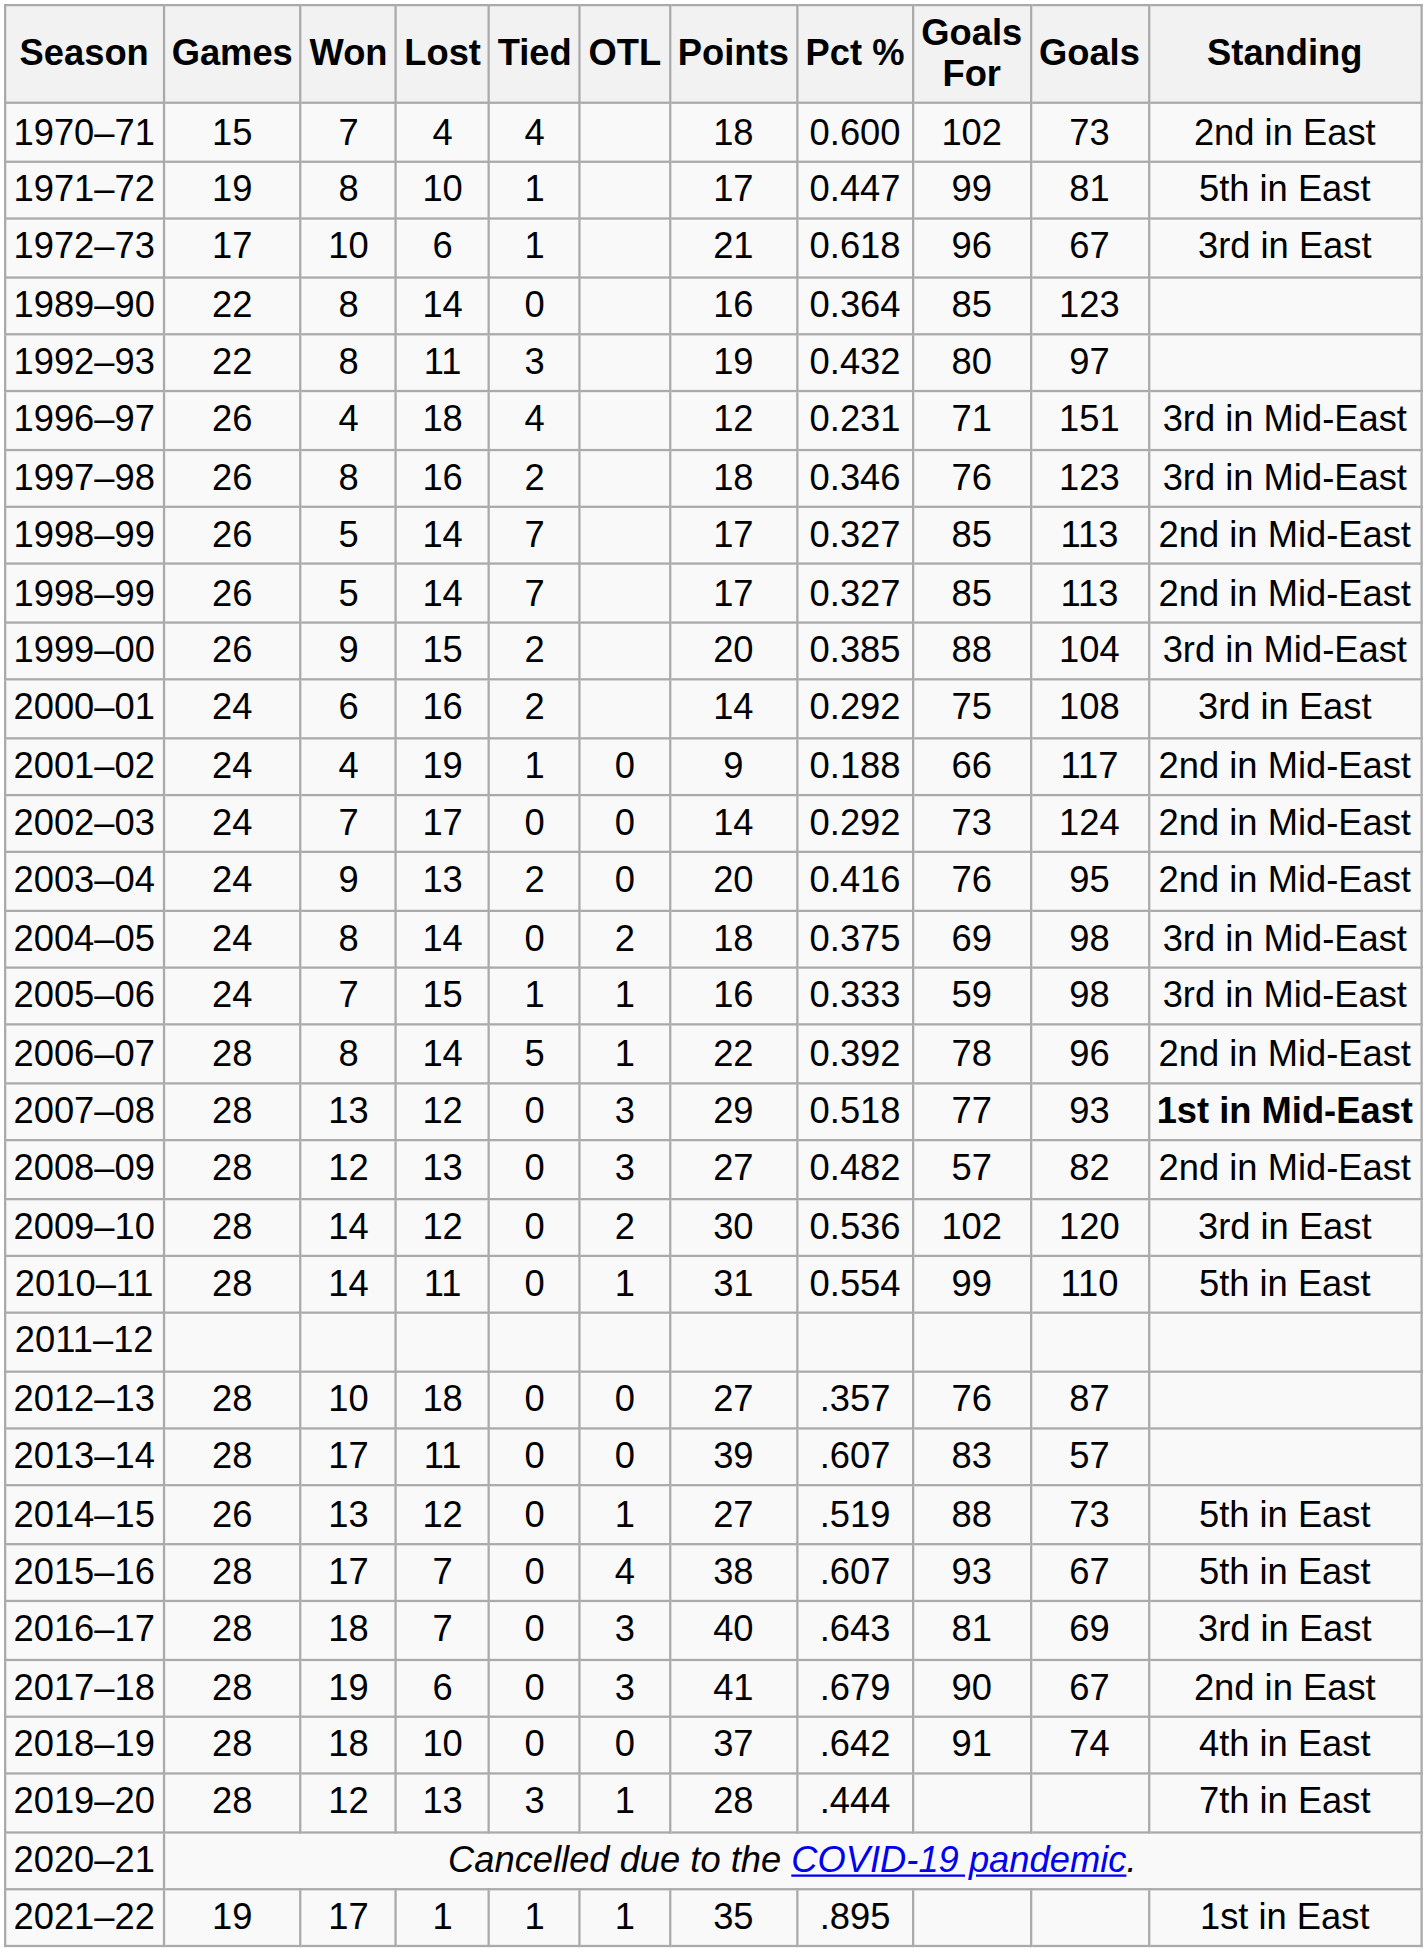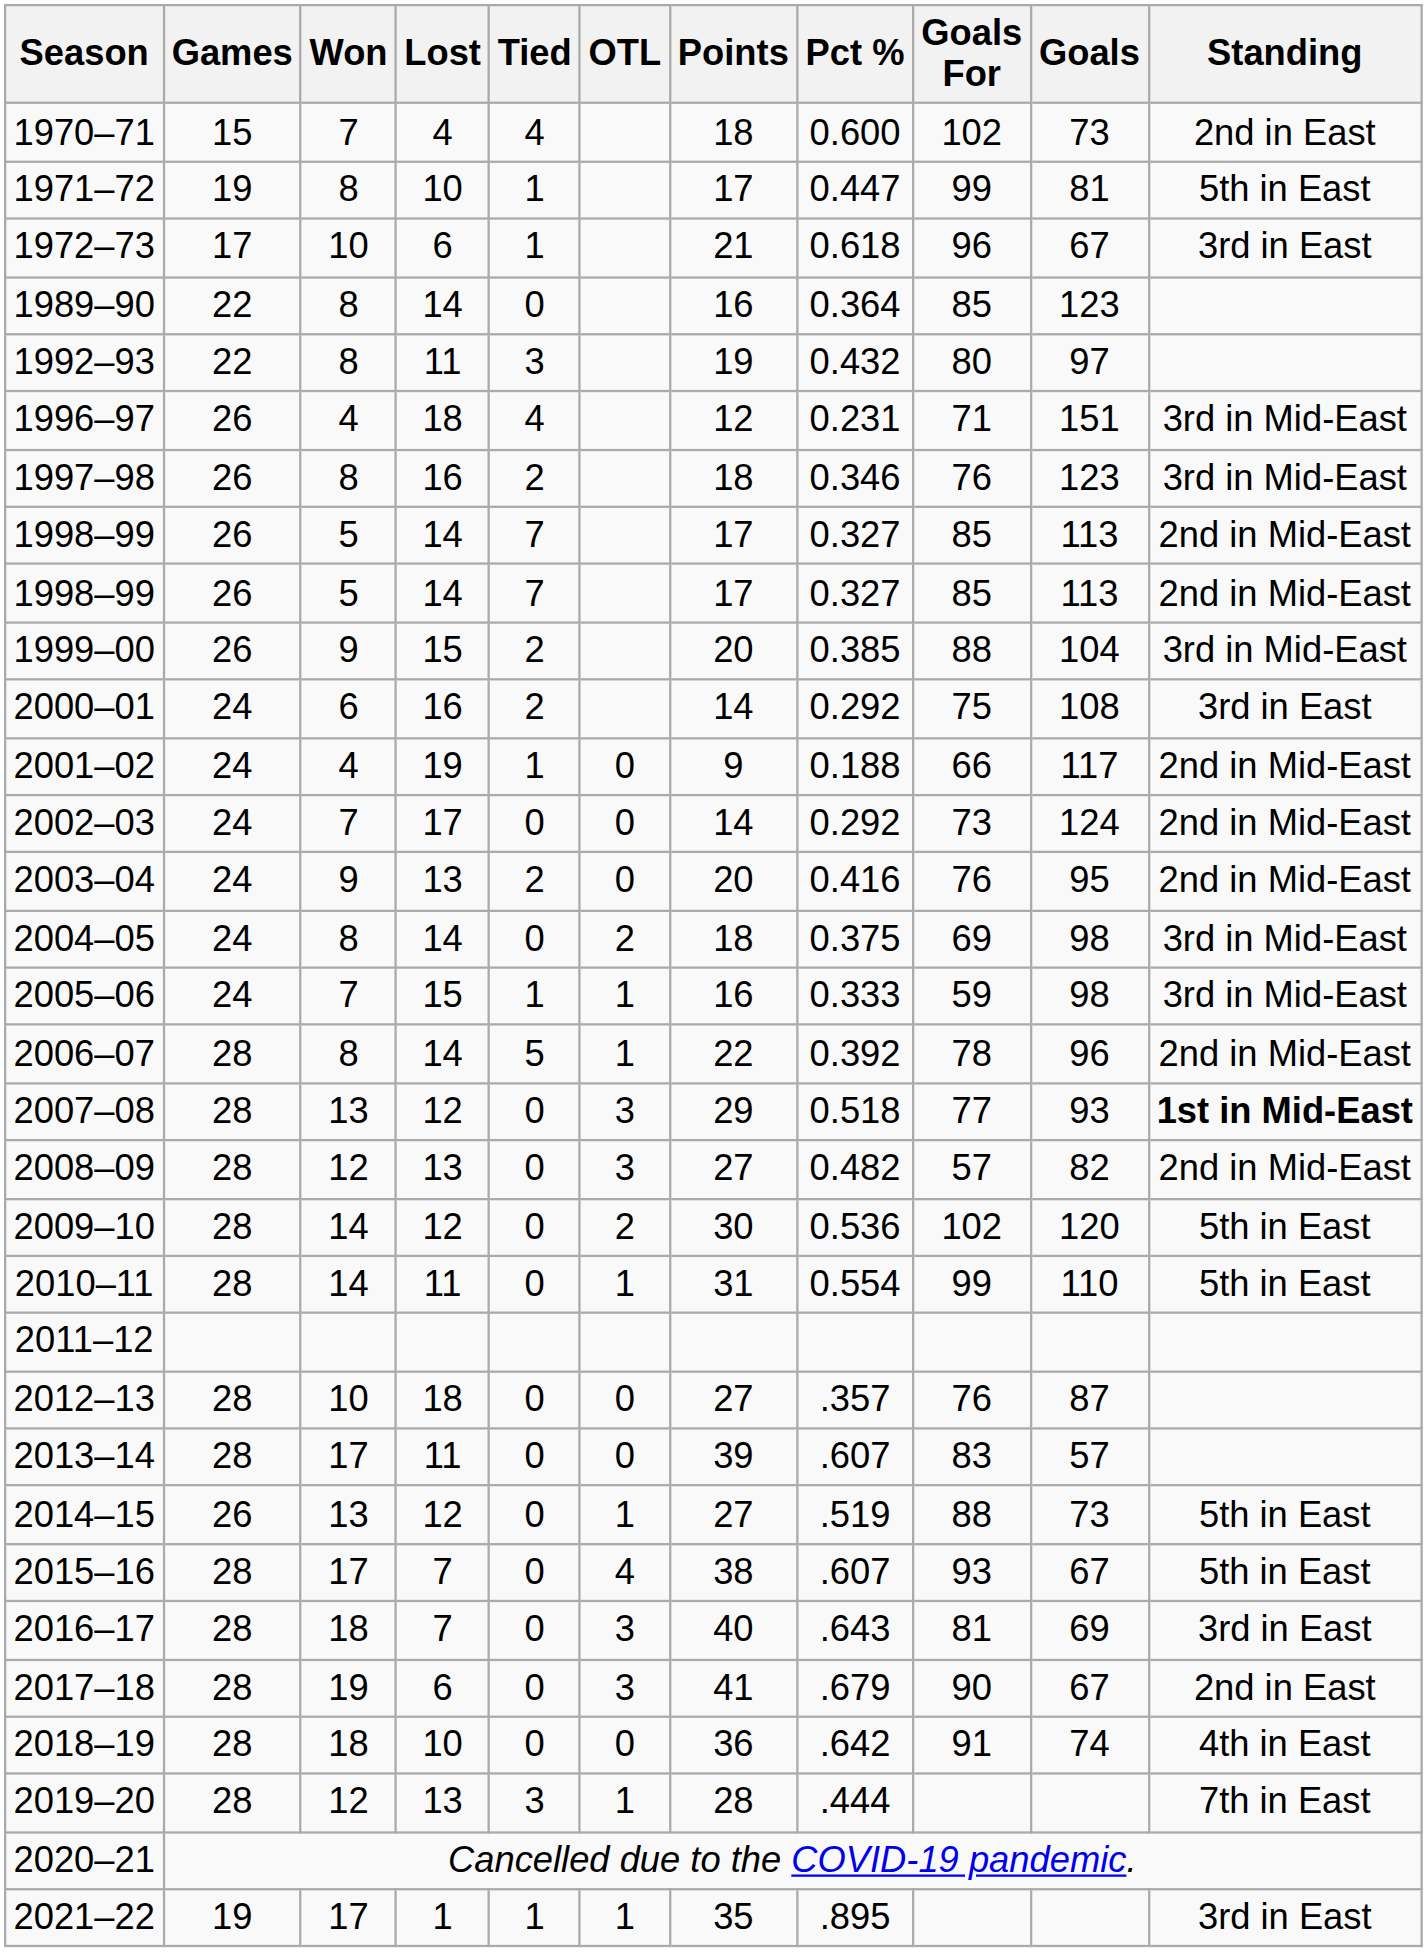(1285, 1226) 3rd in East -> (1285, 1226) 5th in East
(733, 1744) 37 -> (733, 1744) 36
(1285, 1917) 1st in East -> (1285, 1917) 3rd in East
